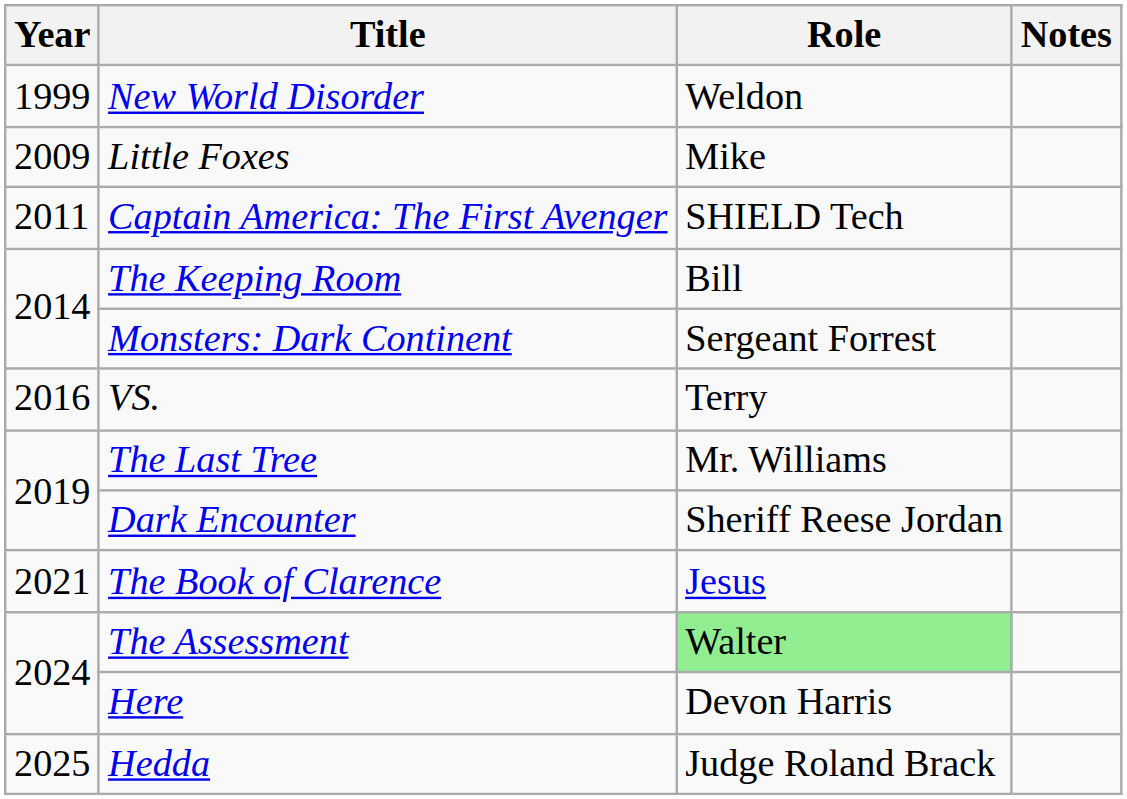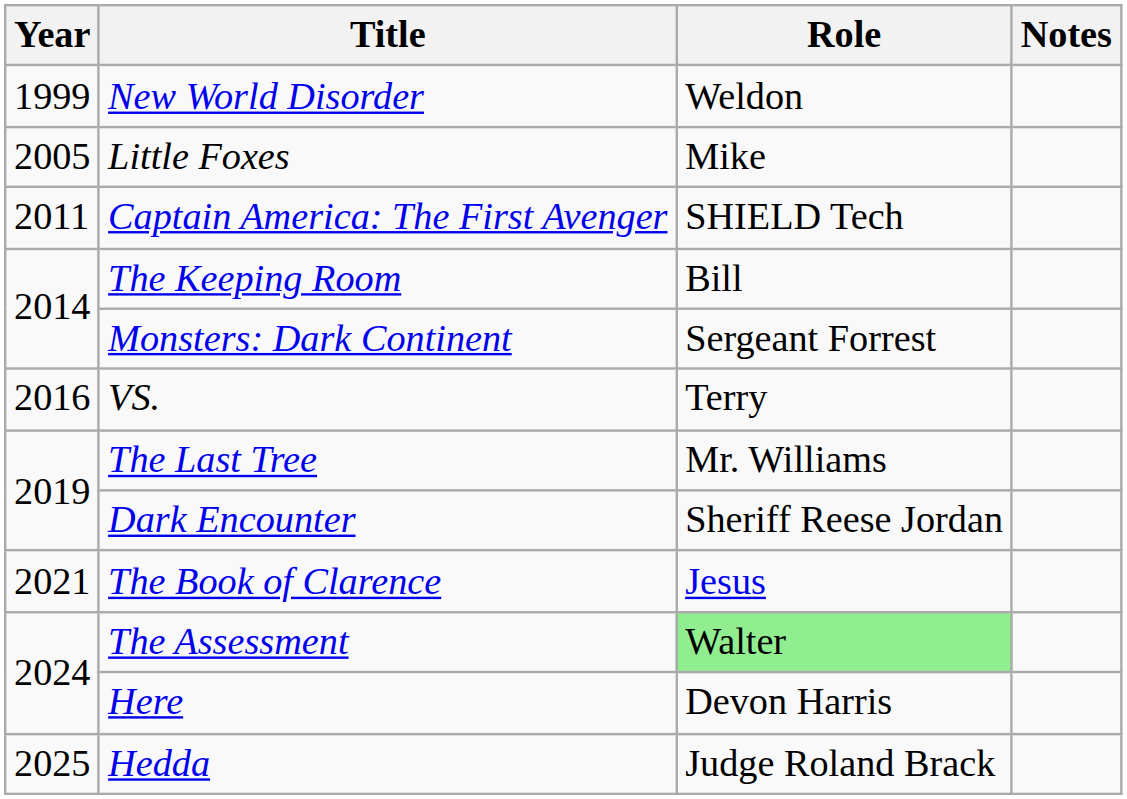(52, 156) 2009 -> (52, 156) 2005
